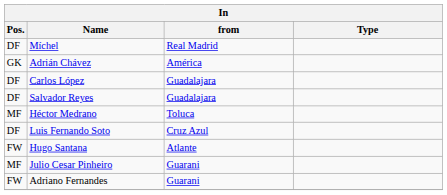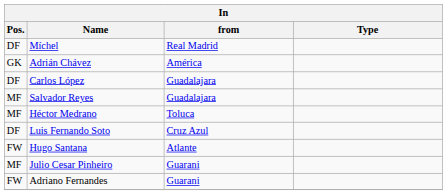(13, 97) DF -> (14, 97) MF
